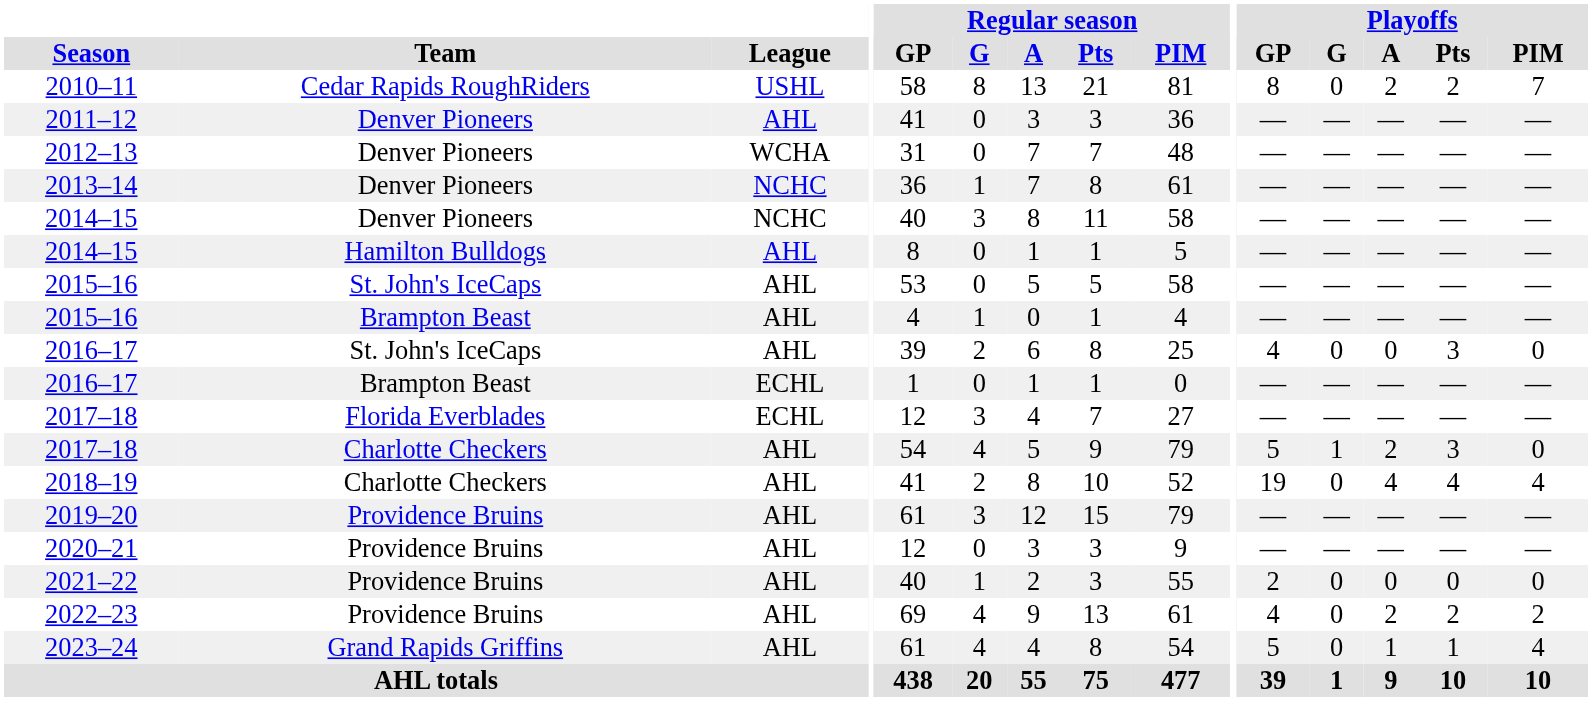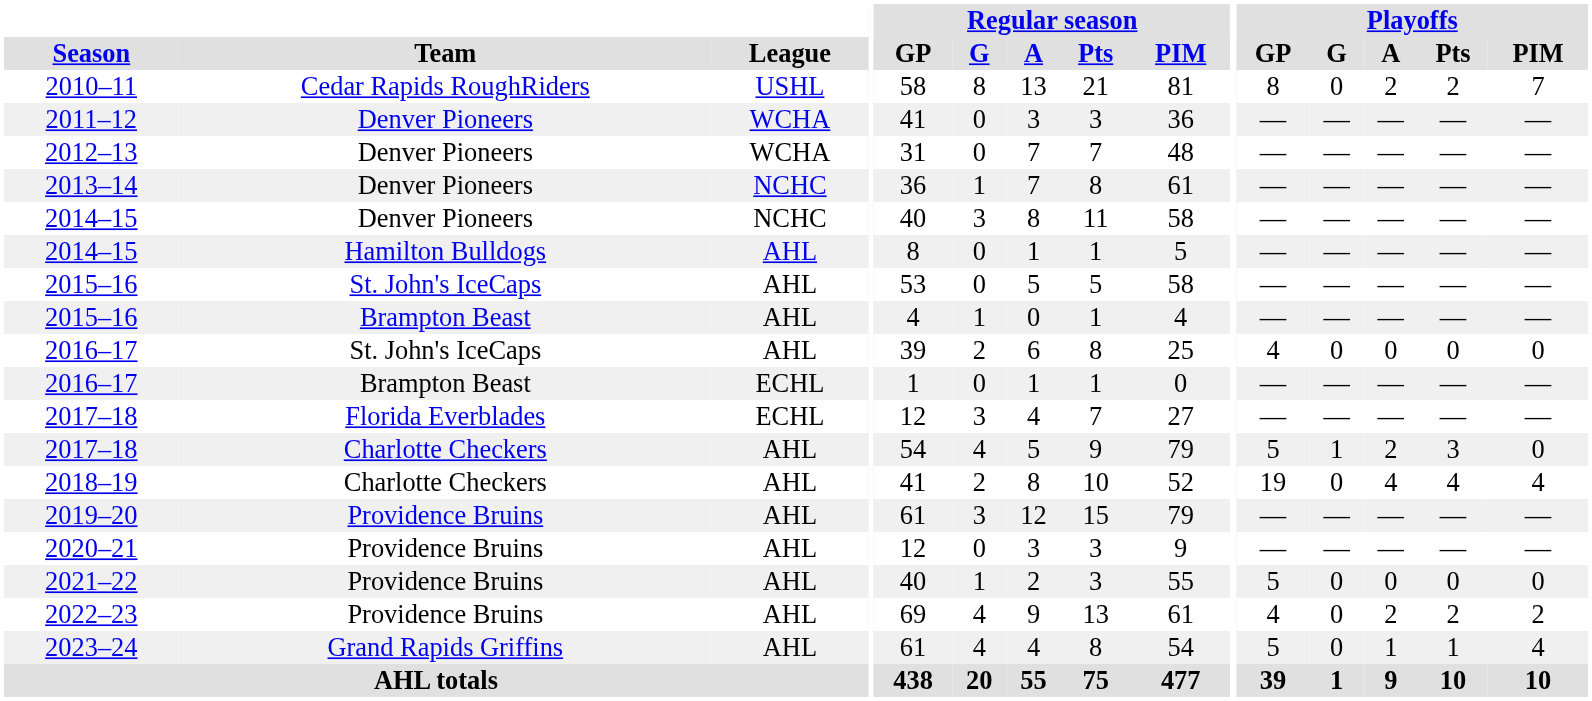(790, 119) AHL -> (790, 119) WCHA
(1453, 350) 3 -> (1453, 350) 0
(1273, 581) 2 -> (1273, 581) 5
